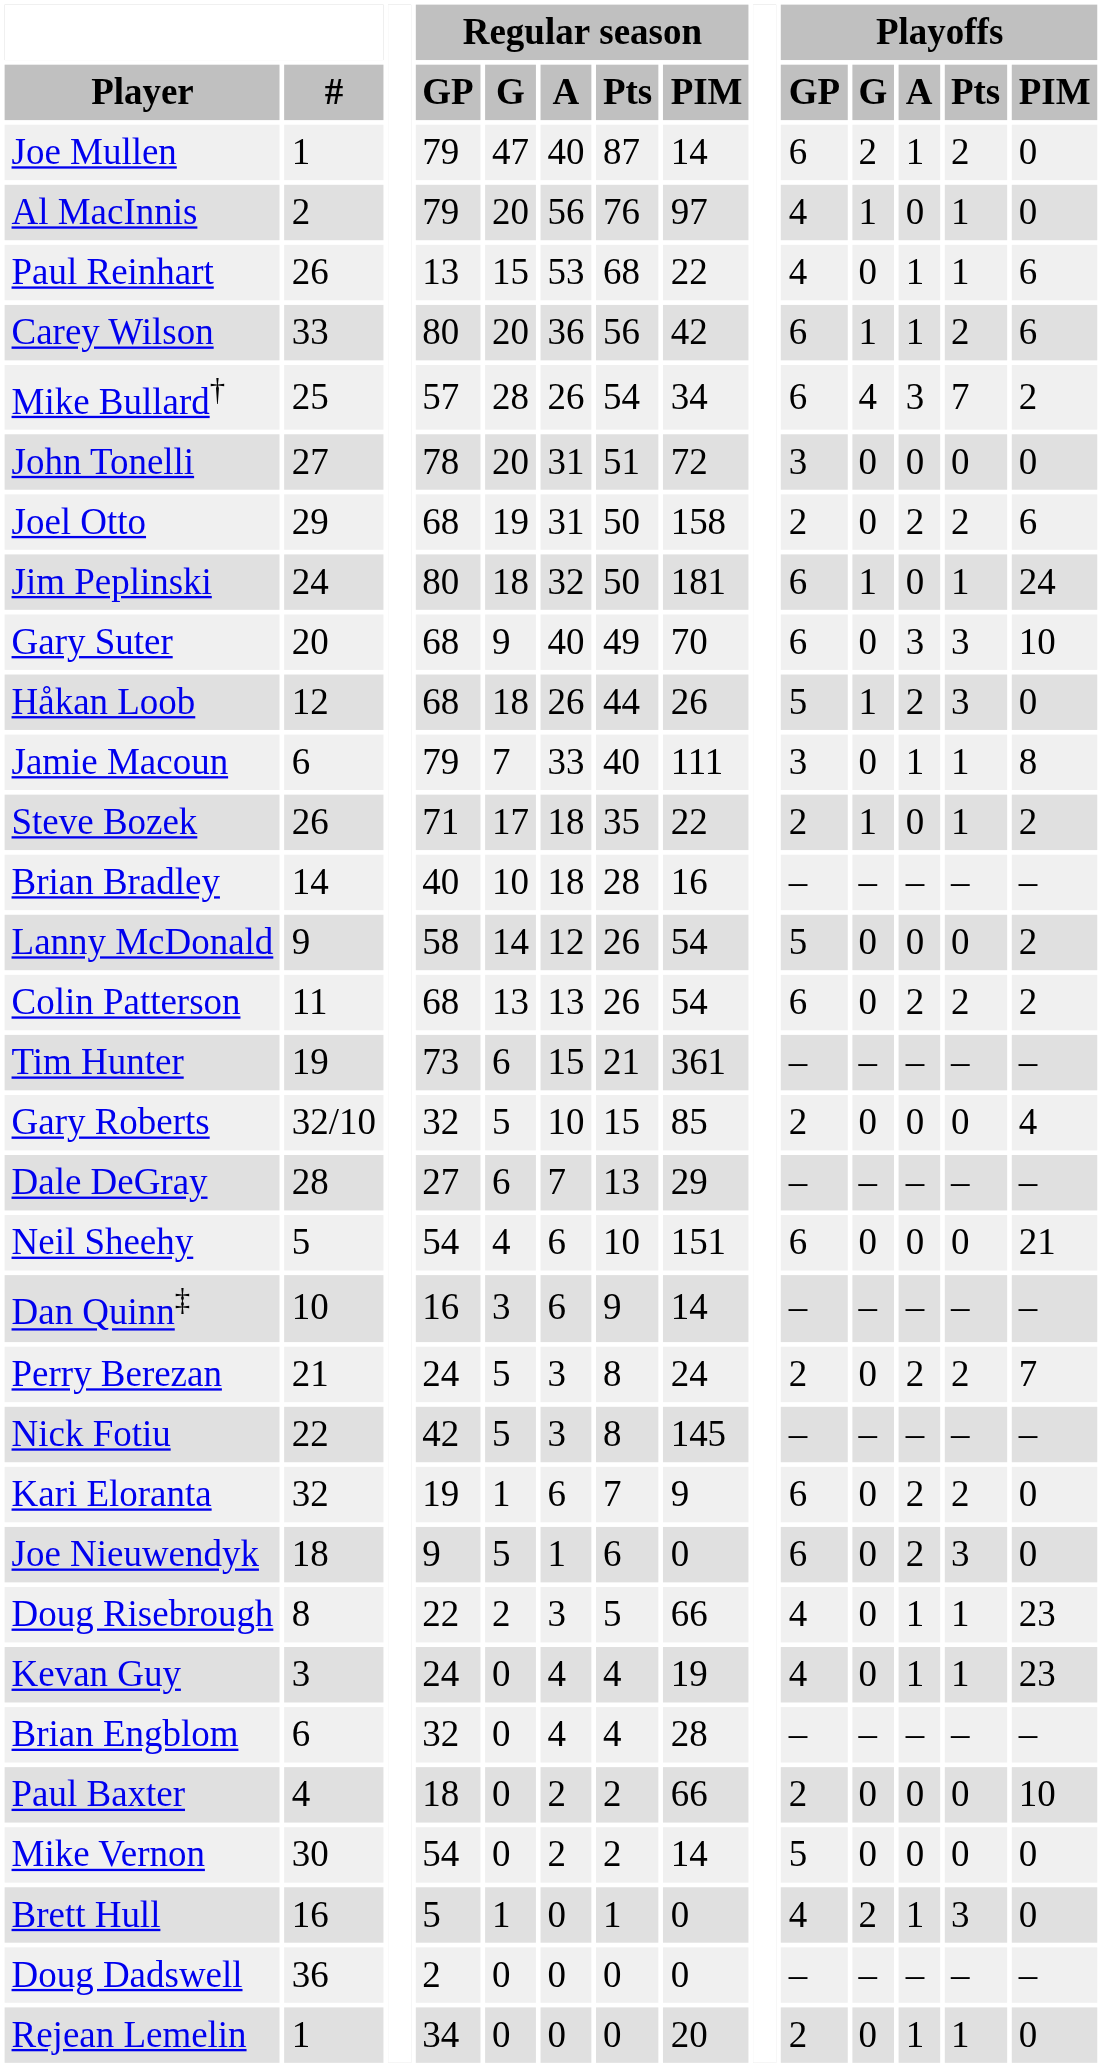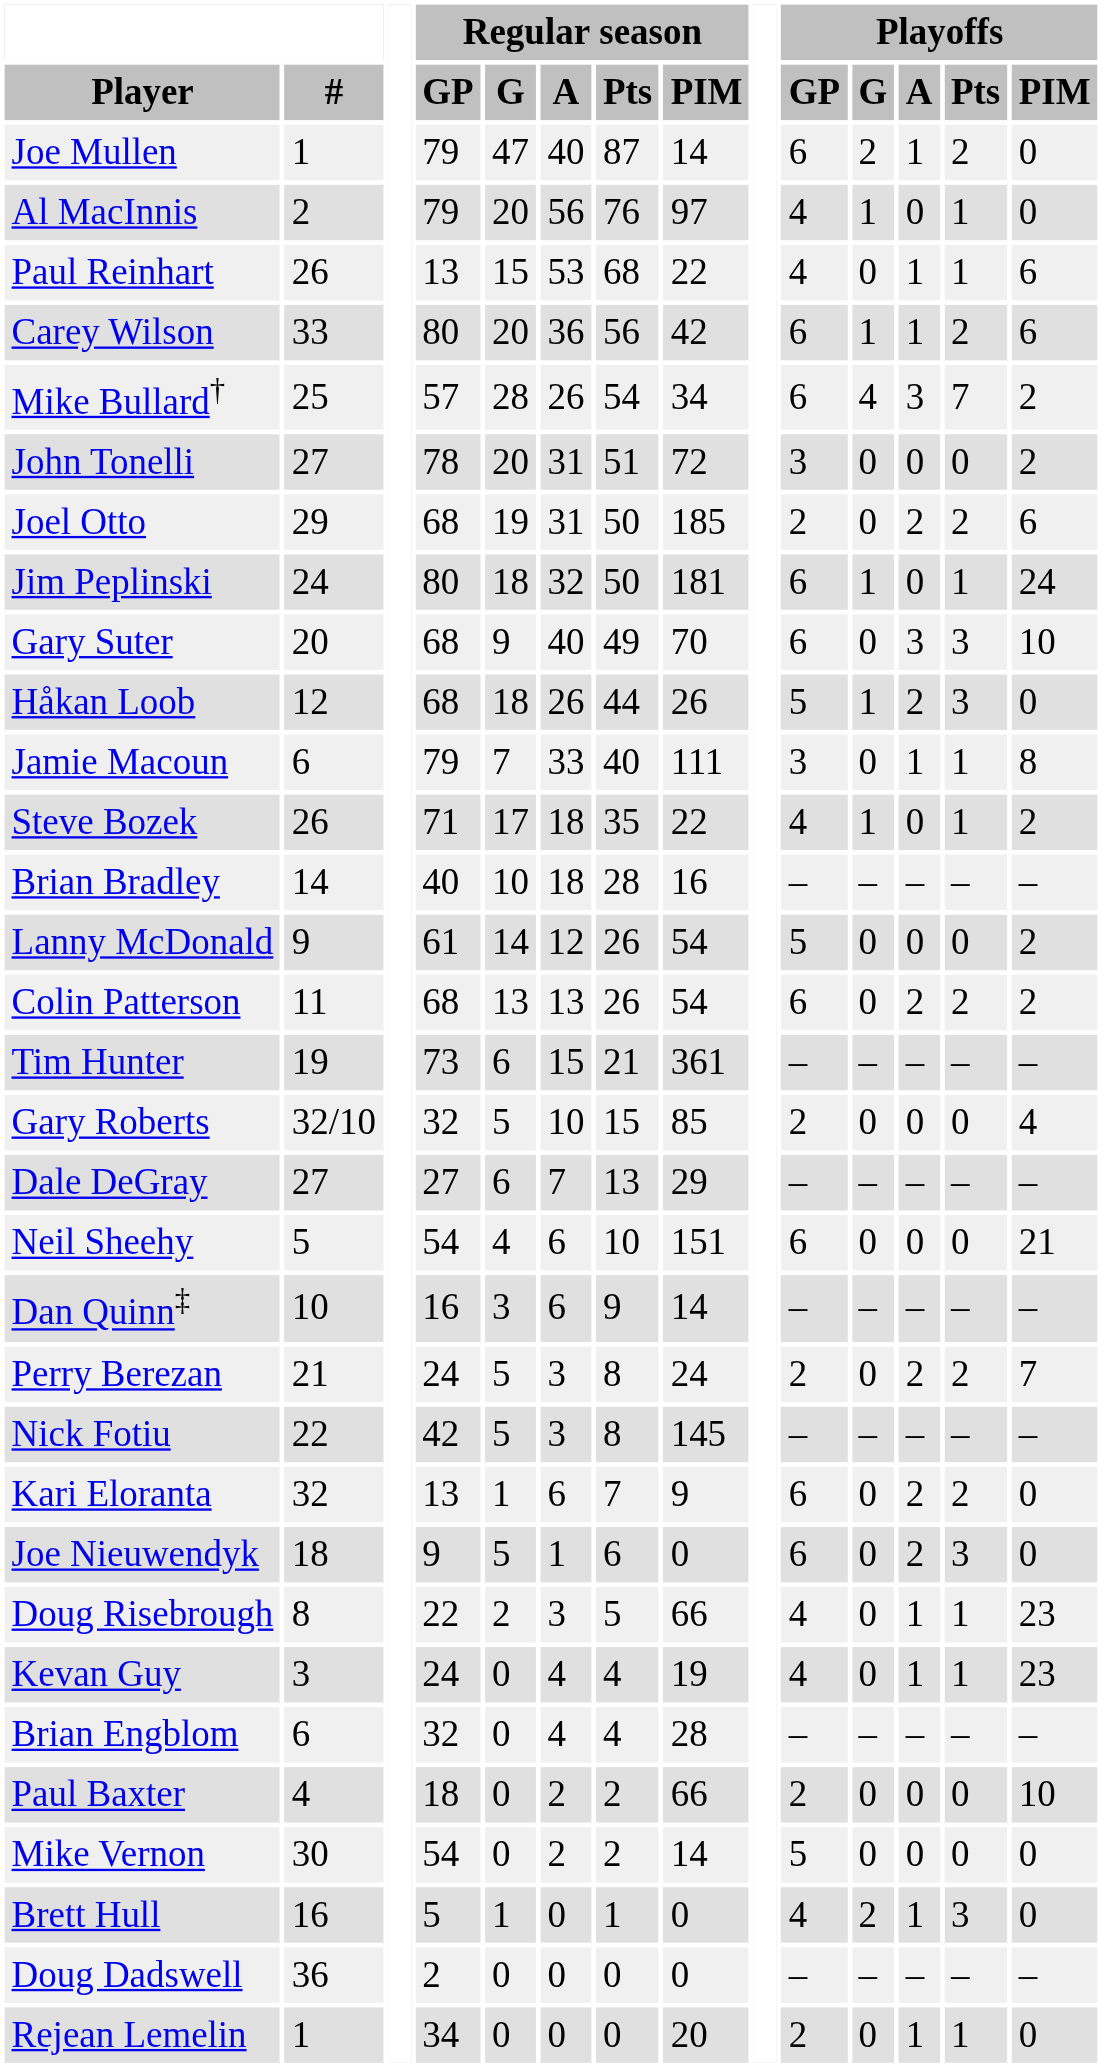(1028, 462) 0 -> (1028, 462) 2
(698, 522) 158 -> (698, 522) 185
(798, 822) 2 -> (798, 822) 4
(441, 942) 58 -> (441, 942) 61
(310, 1182) 28 -> (310, 1182) 27
(441, 1493) 19 -> (441, 1493) 13
